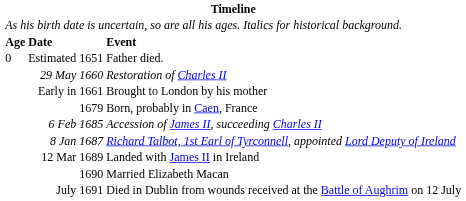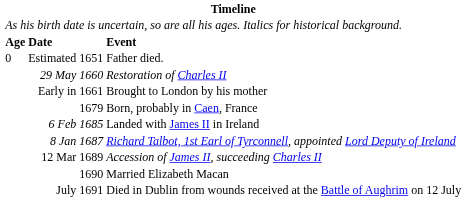(214, 124) Accession of James II, succeeding Charles II -> (183, 124) Landed with James II in Ireland
(183, 157) Landed with James II in Ireland -> (214, 157) Accession of James II, succeeding Charles II
